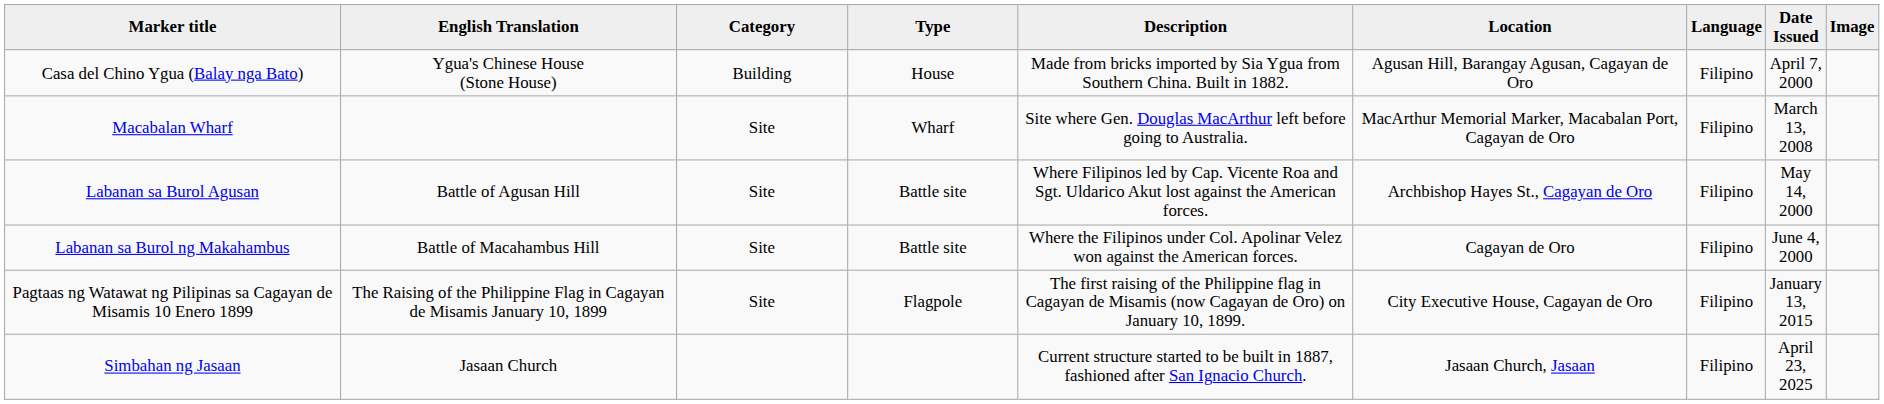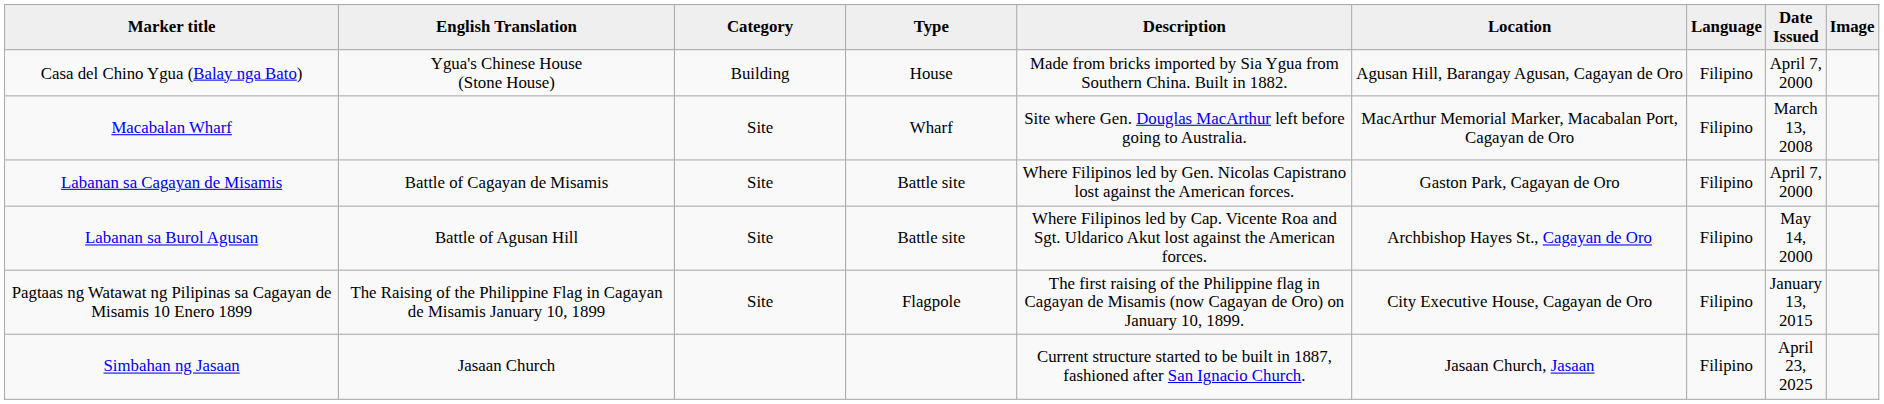+ row: (172, 182)
- row: (172, 247)
